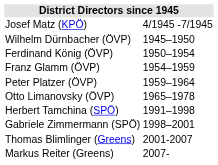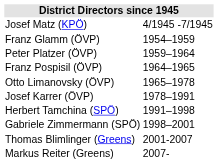- row: (68, 39)
- row: (59, 53)
+ row: (53, 68)
+ row: (49, 96)
